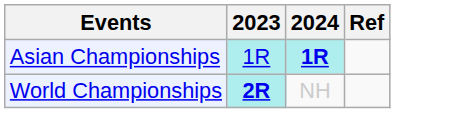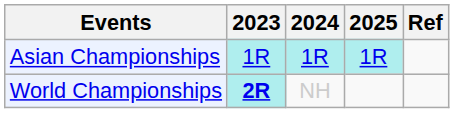+ column: (373, 22)
(315, 57) bold -> (315, 57) normal
